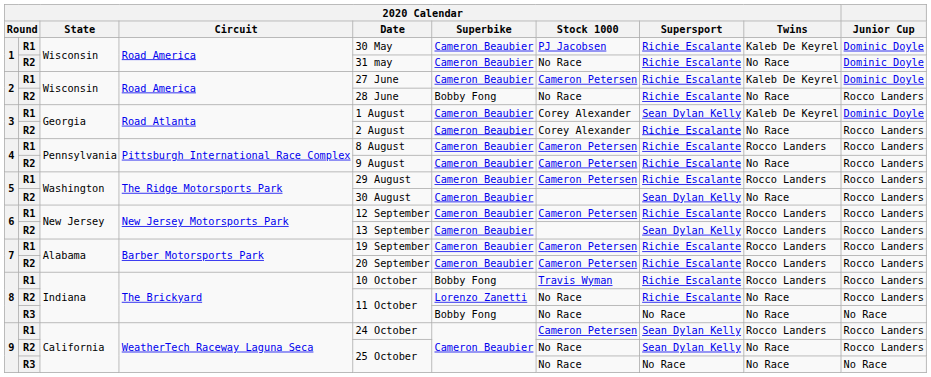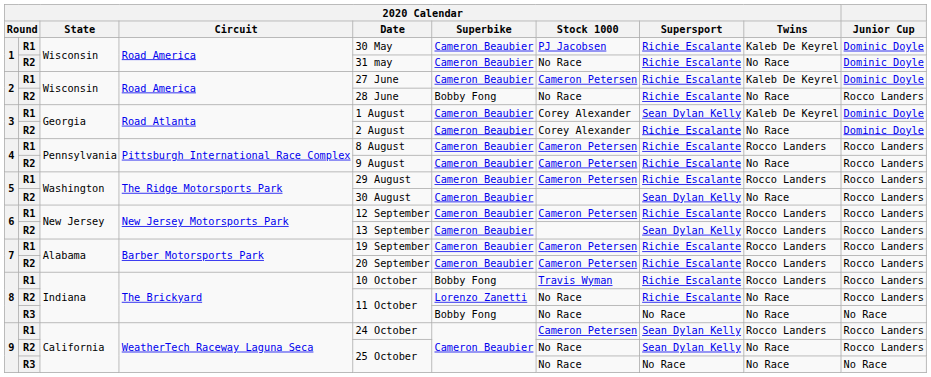(884, 130) Rocco Landers -> (884, 130) Dominic Doyle
